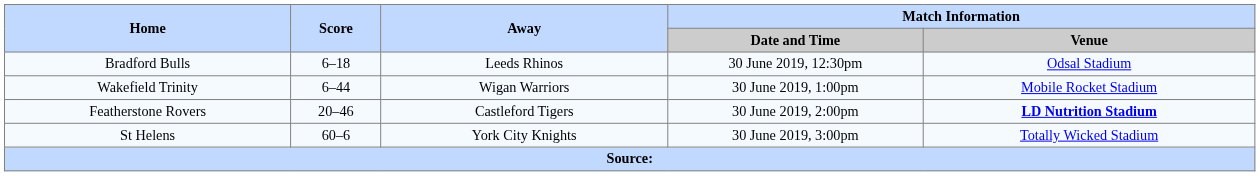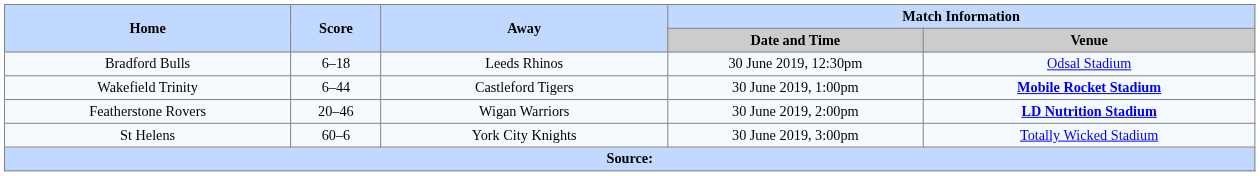(524, 87) Wigan Warriors -> (524, 87) Castleford Tigers
(1089, 87) normal -> (1089, 87) bold
(524, 111) Castleford Tigers -> (524, 111) Wigan Warriors
